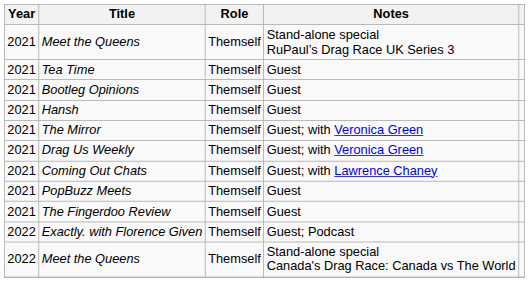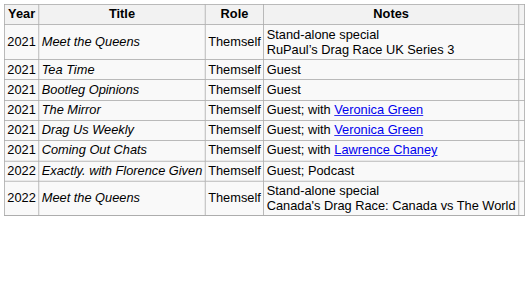- row: (60, 110)
- row: (87, 191)
- row: (106, 211)
